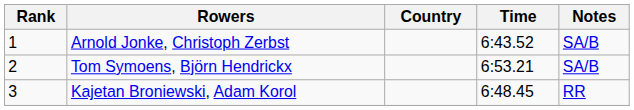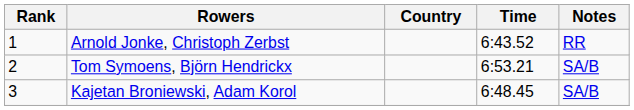(581, 42) SA/B -> (574, 42) RR
(574, 92) RR -> (581, 92) SA/B
